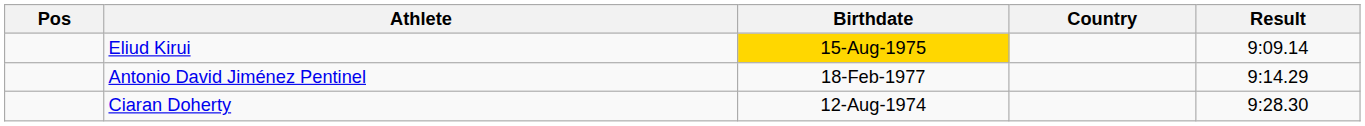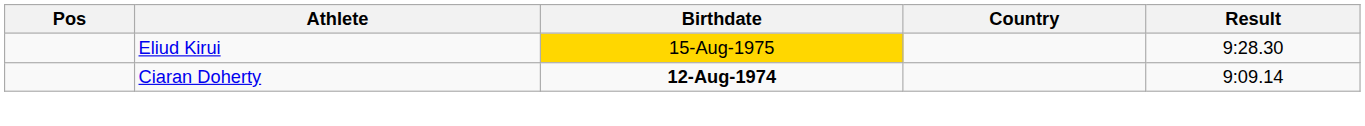(1278, 47) 9:09.14 -> (1253, 47) 9:28.30
- row: (237, 76)
(873, 105) normal -> (722, 76) bold
(1278, 105) 9:28.30 -> (1253, 76) 9:09.14
